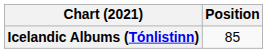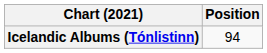(232, 37) 85 -> (232, 37) 94
